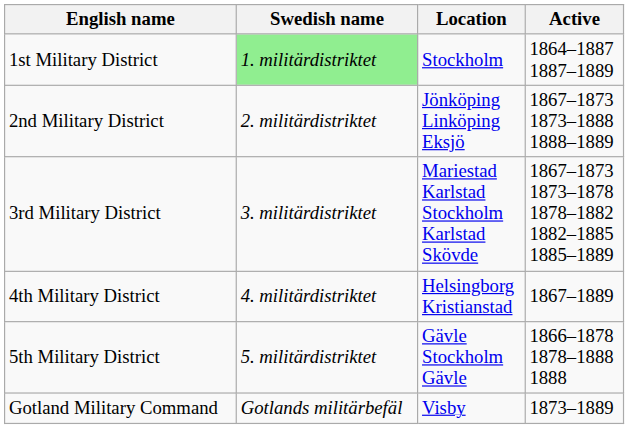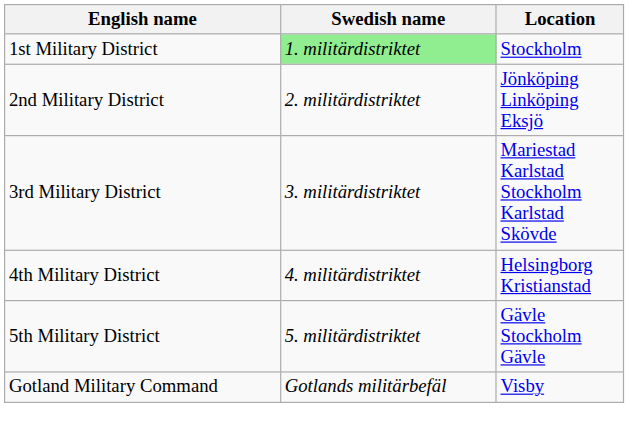- column: (575, 19)
